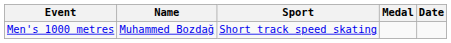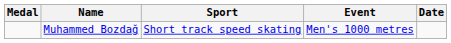columns swapped: (398, 13) <-> (61, 13)
